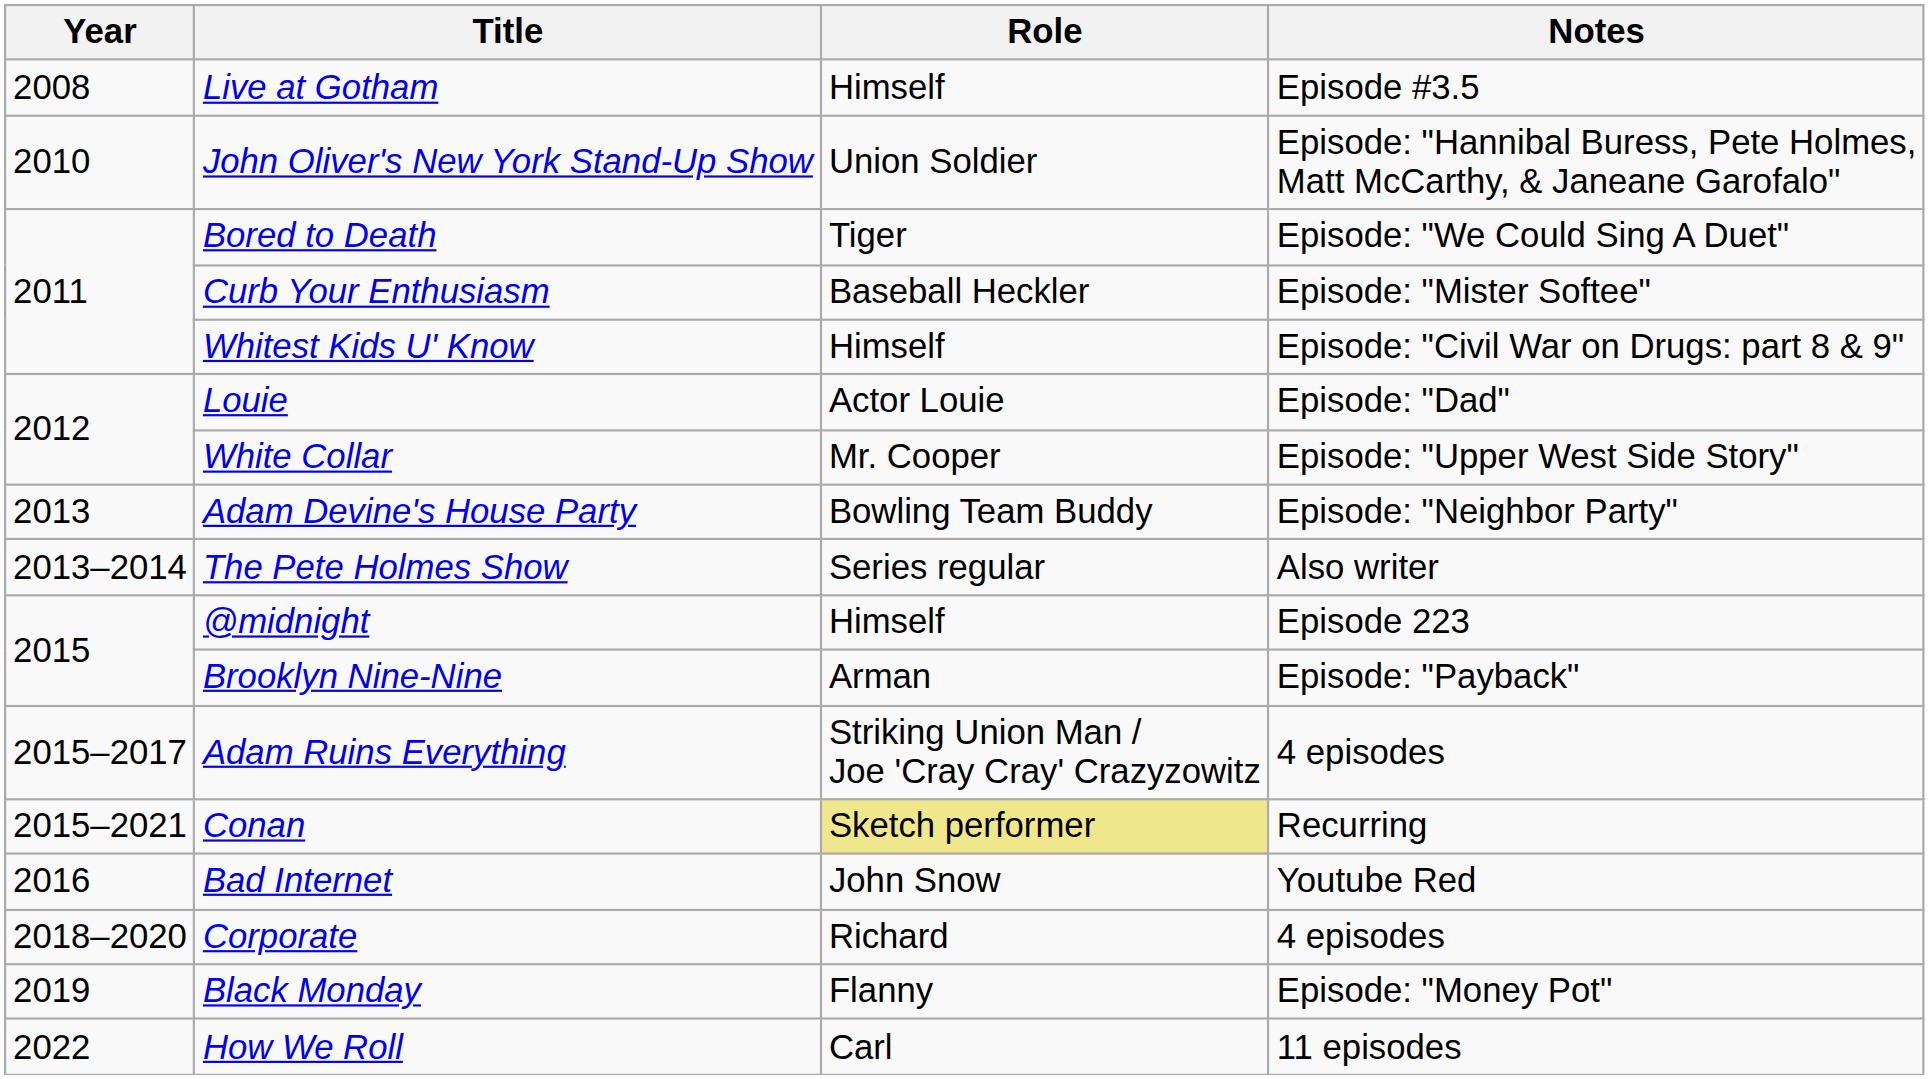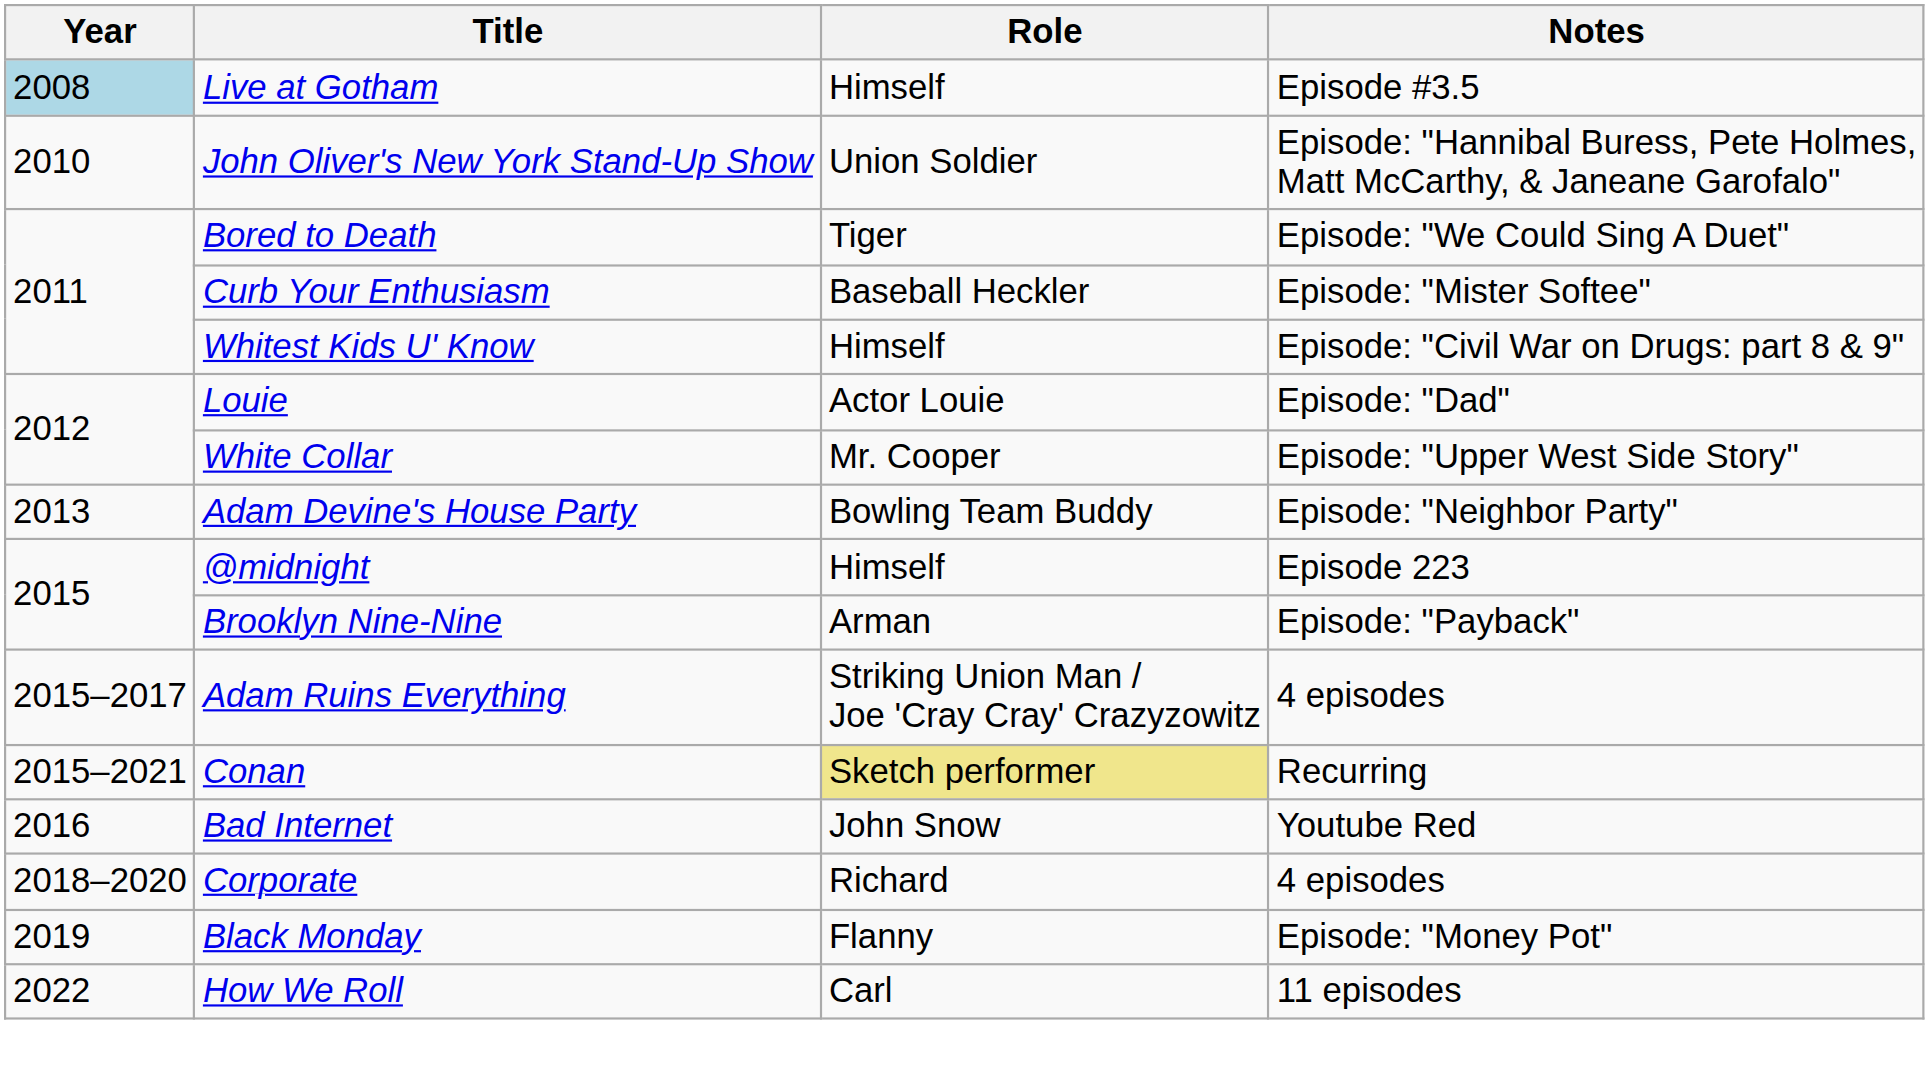(52, 87) no background -> (52, 87) lightblue background
- row: (385, 566)
